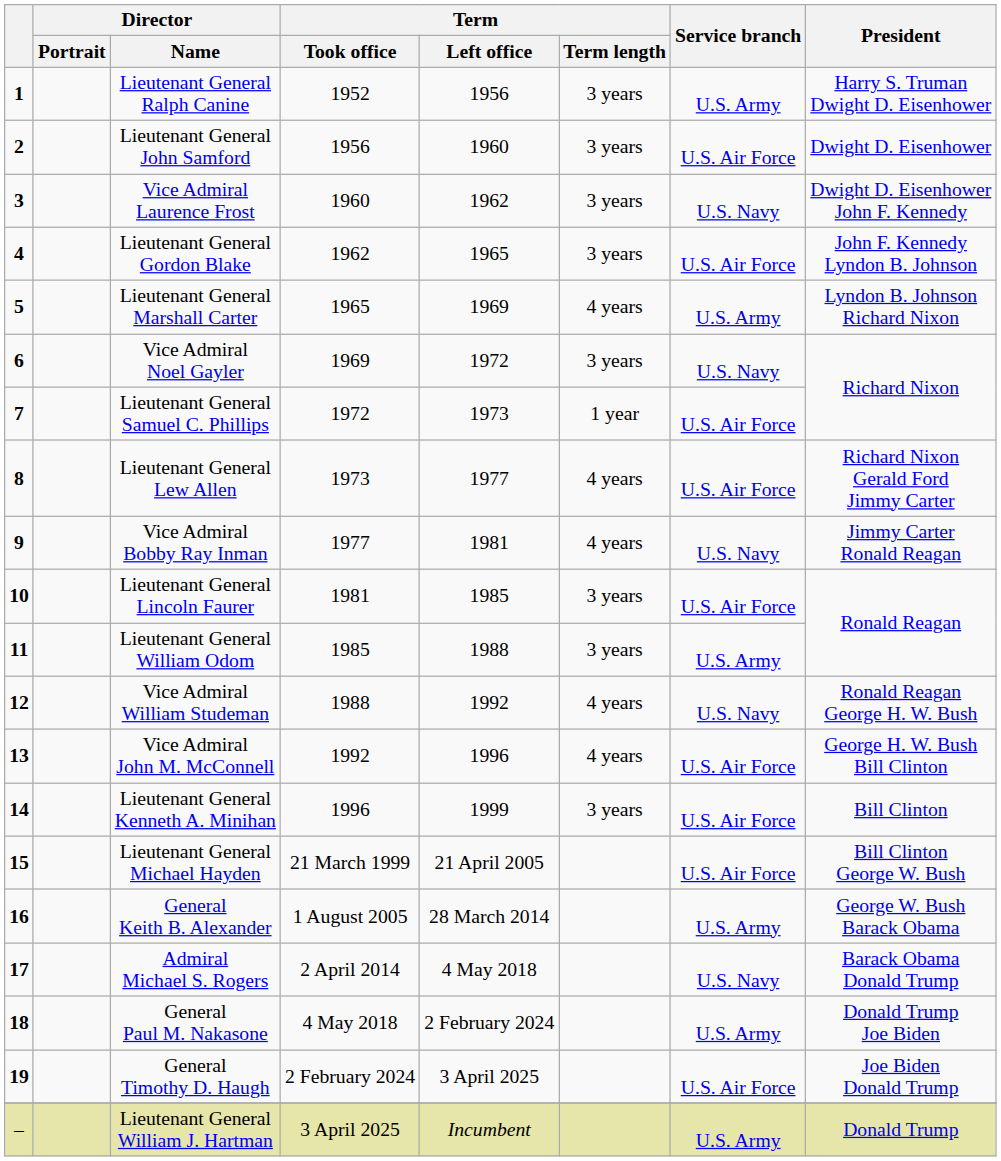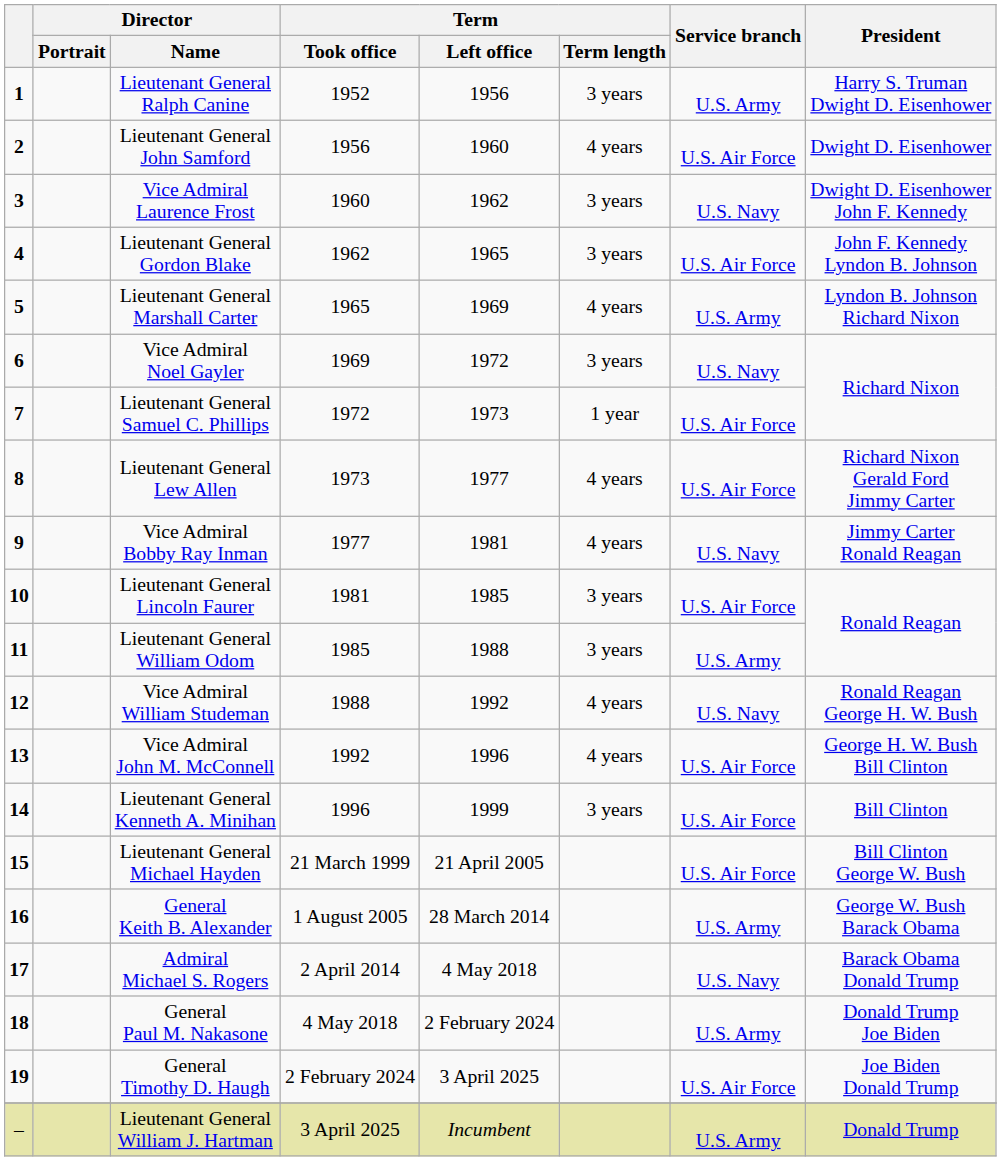(615, 146) 3 years -> (615, 146) 4 years
